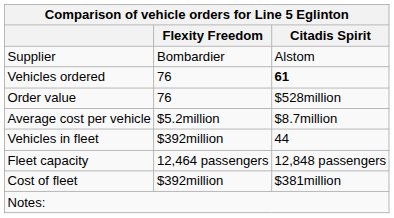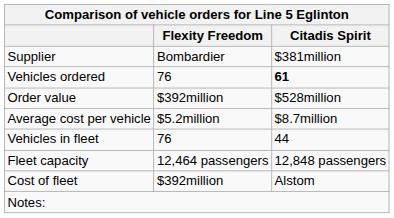(295, 56) Alstom -> (308, 56) $381million
(164, 98) 76 -> (190, 98) $392million
(190, 139) $392million -> (164, 139) 76
(308, 181) $381million -> (295, 181) Alstom
